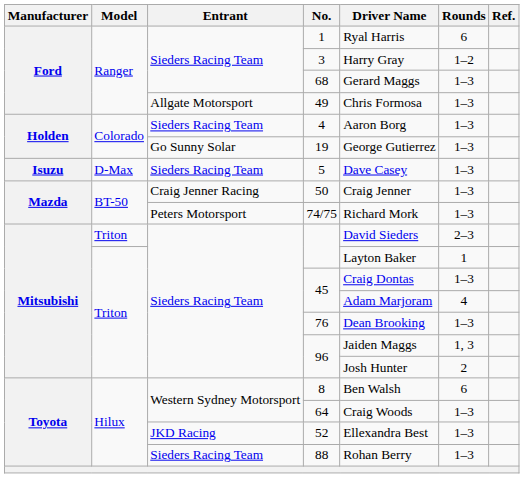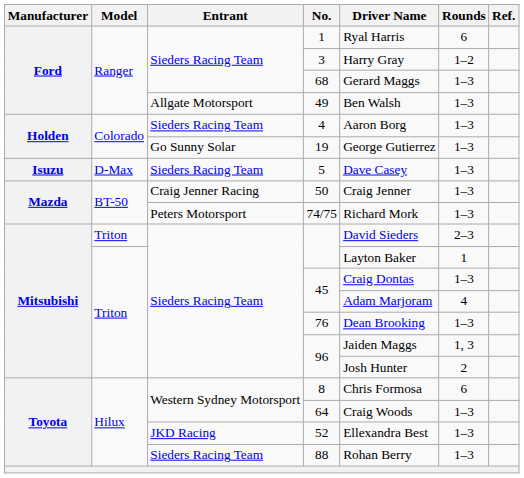(383, 103) Chris Formosa -> (372, 103) Ben Walsh
(372, 388) Ben Walsh -> (383, 388) Chris Formosa
